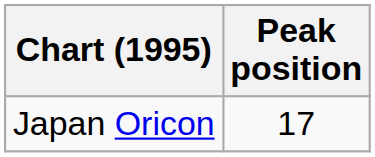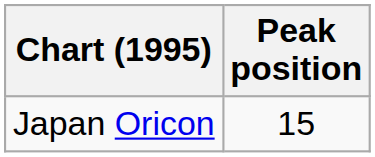(296, 123) 17 -> (296, 123) 15
